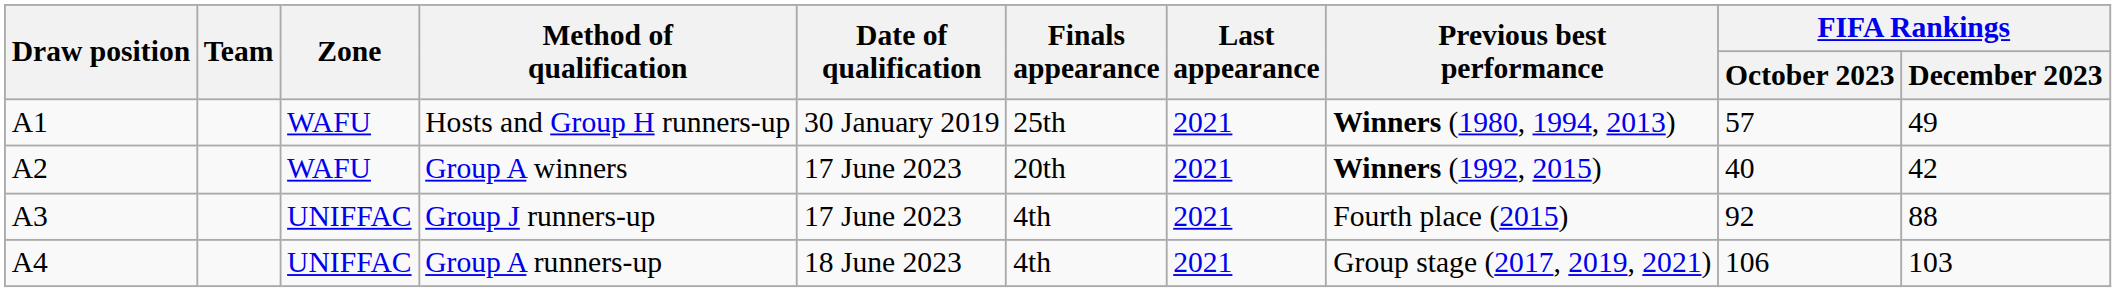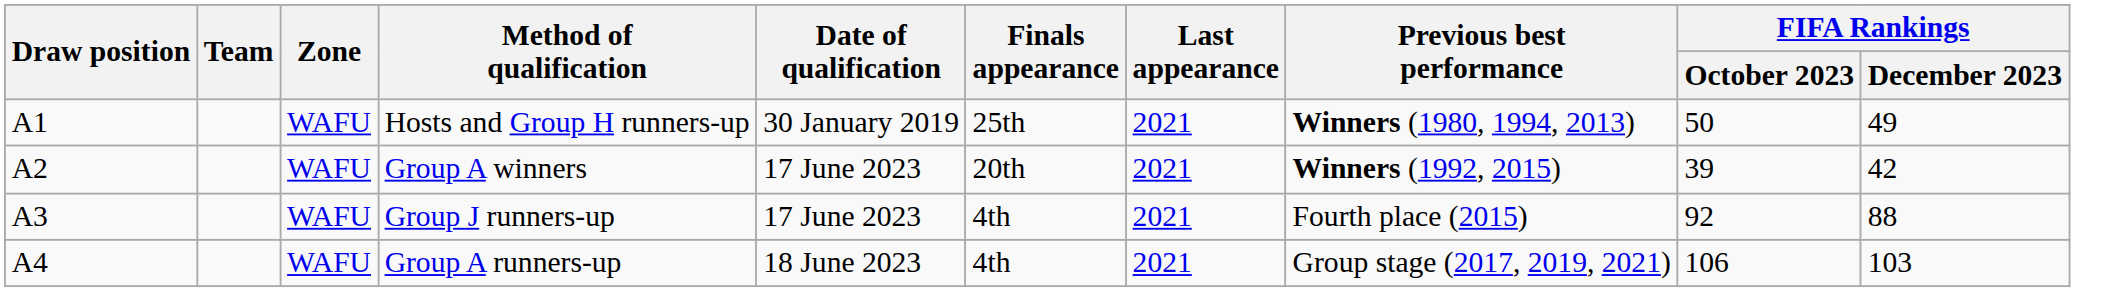(1740, 121) 57 -> (1699, 121) 50
(1740, 168) 40 -> (1699, 168) 39
(349, 215) UNIFFAC -> (329, 215) WAFU
(349, 262) UNIFFAC -> (329, 262) WAFU
